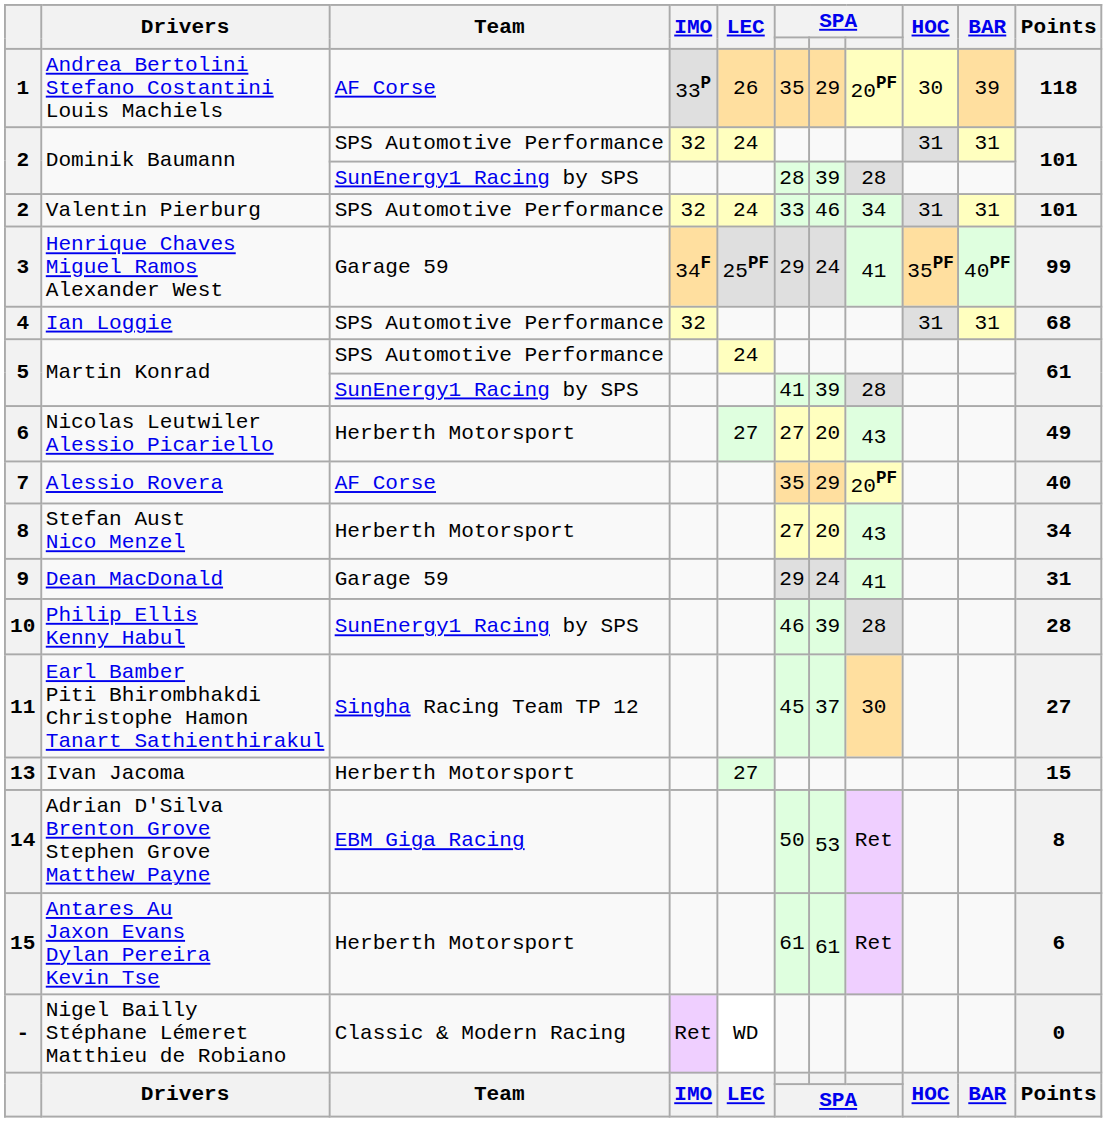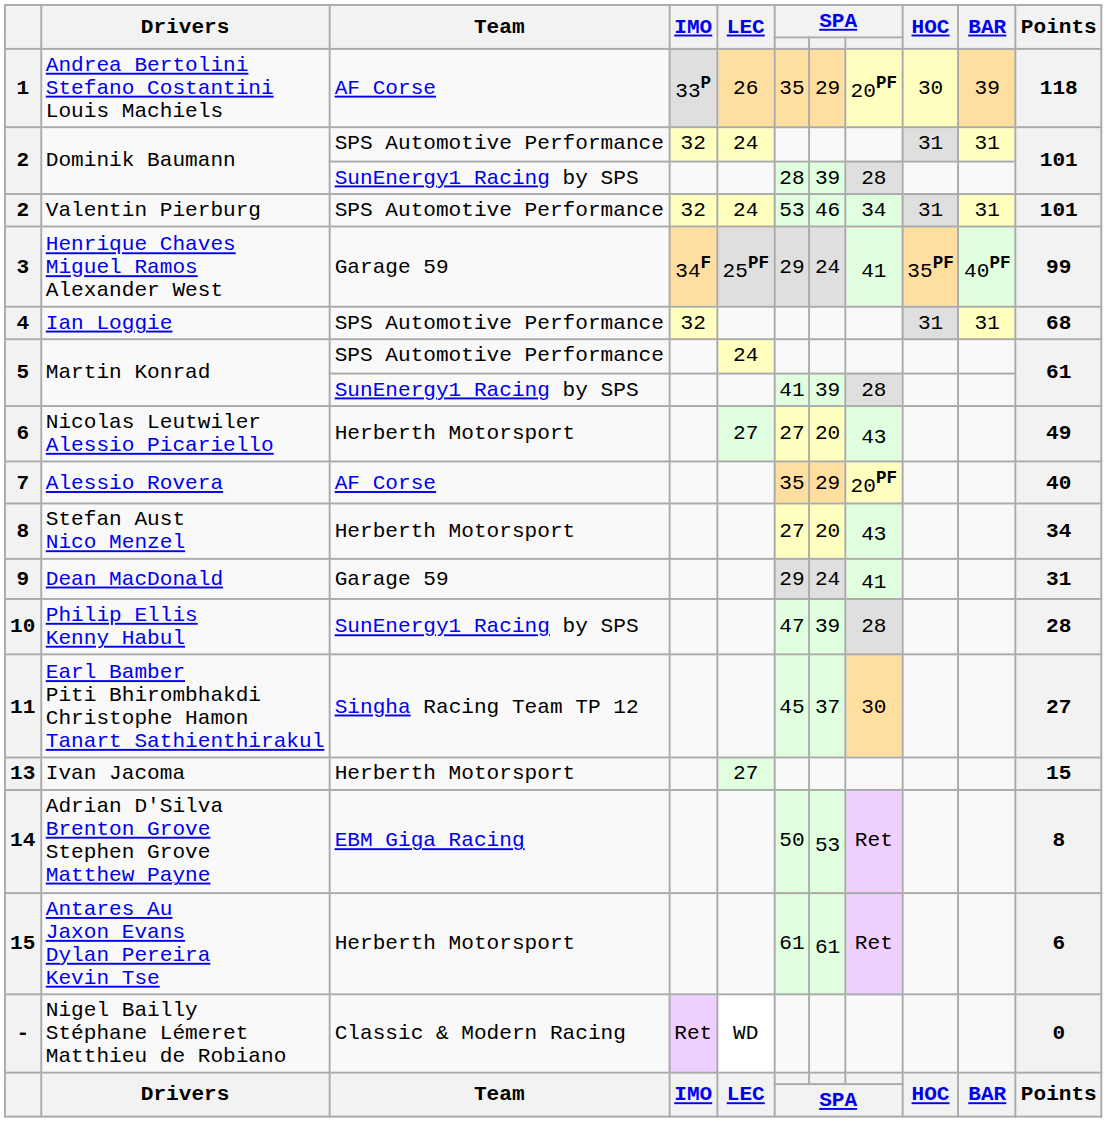(792, 211) 33 -> (792, 211) 53
(792, 627) 46 -> (792, 627) 47
